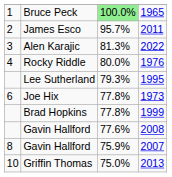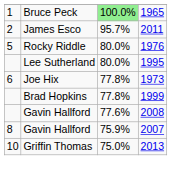- row: (52, 46)
(10, 63) 4 -> (10, 46) 5
(115, 79) 79.3% -> (115, 63) 80.0%
